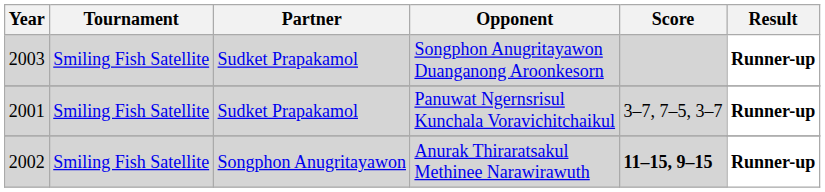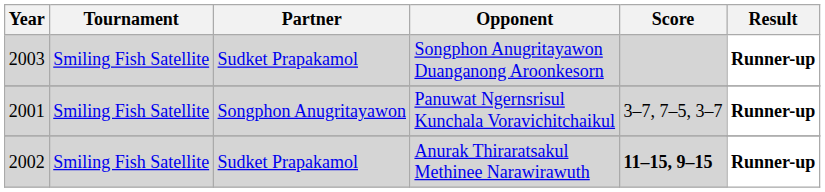(288, 110) Sudket Prapakamol -> (312, 110) Songphon Anugritayawon
(312, 161) Songphon Anugritayawon -> (288, 161) Sudket Prapakamol
